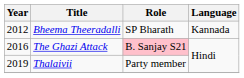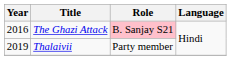- row: (77, 30)
